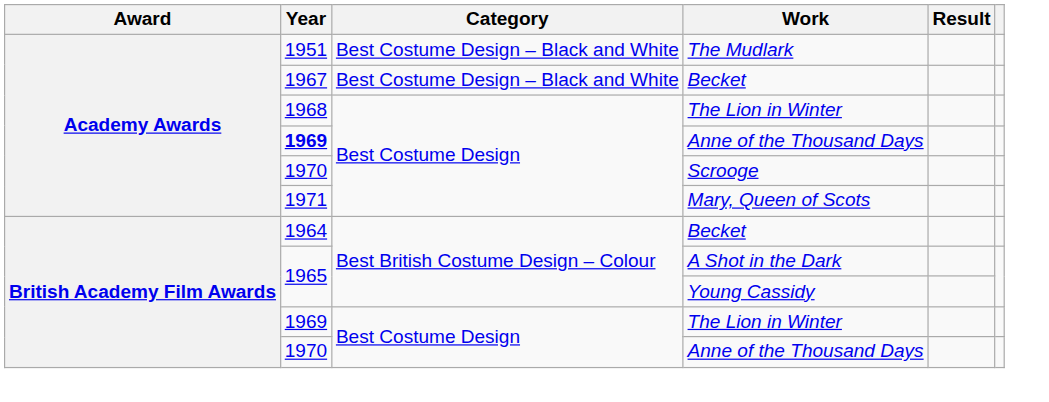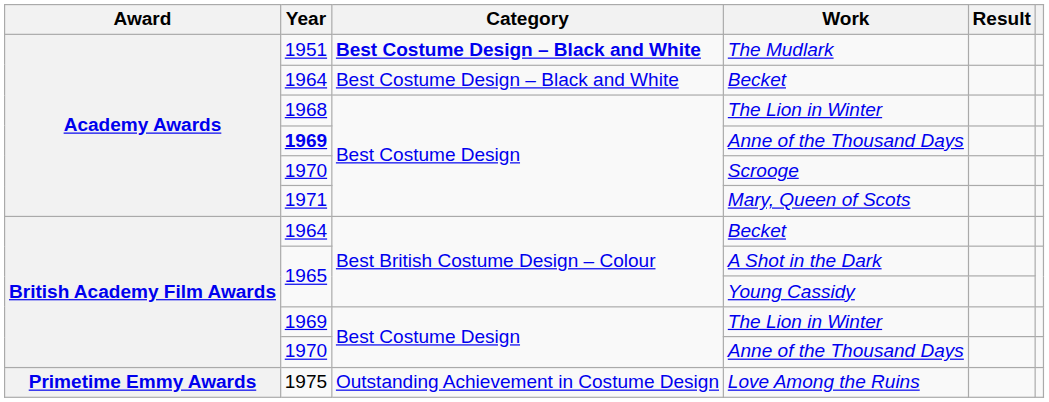(507, 49) normal -> (518, 49) bold
(306, 79) 1967 -> (306, 79) 1964
+ row: (142, 381)
